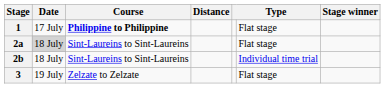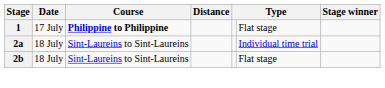(49, 43) lightgrey background -> (49, 43) no background
(258, 43) Flat stage -> (278, 43) Individual time trial
(278, 59) Individual time trial -> (258, 59) Flat stage
- row: (18, 75)
